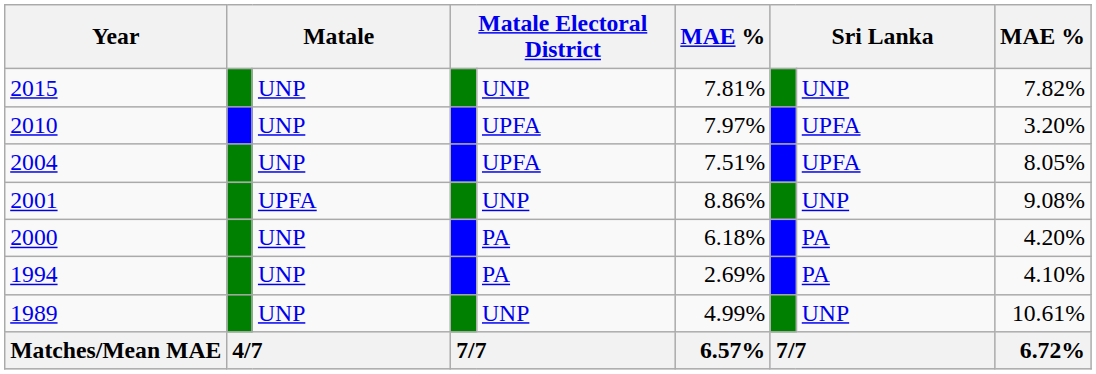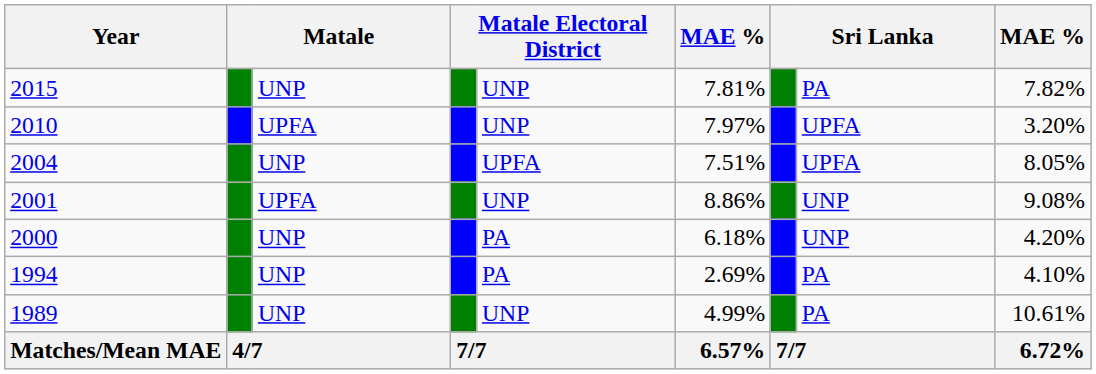(825, 87) UNP -> (816, 87) PA
(282, 125) UNP -> (287, 125) UPFA
(511, 125) UPFA -> (506, 125) UNP
(816, 237) PA -> (825, 237) UNP
(825, 312) UNP -> (816, 312) PA
